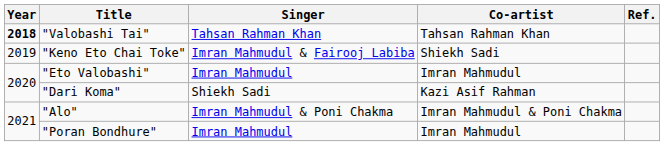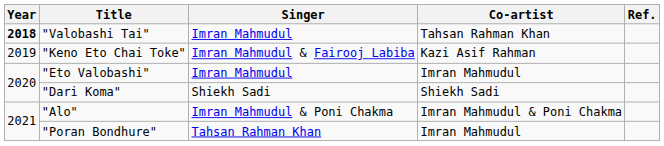(256, 34) Tahsan Rahman Khan -> (242, 34) Imran Mahmudul
(460, 53) Shiekh Sadi -> (478, 53) Kazi Asif Rahman
(478, 92) Kazi Asif Rahman -> (460, 92) Shiekh Sadi
(242, 131) Imran Mahmudul -> (256, 131) Tahsan Rahman Khan
